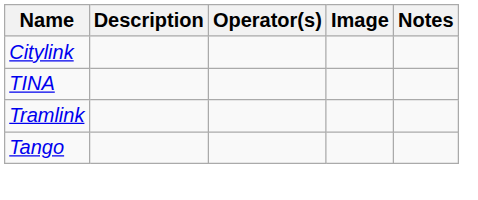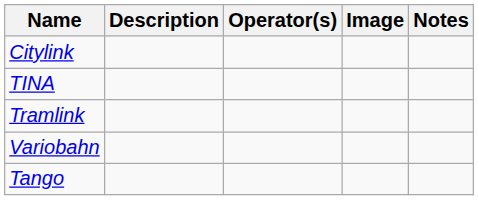+ row: (54, 147)
